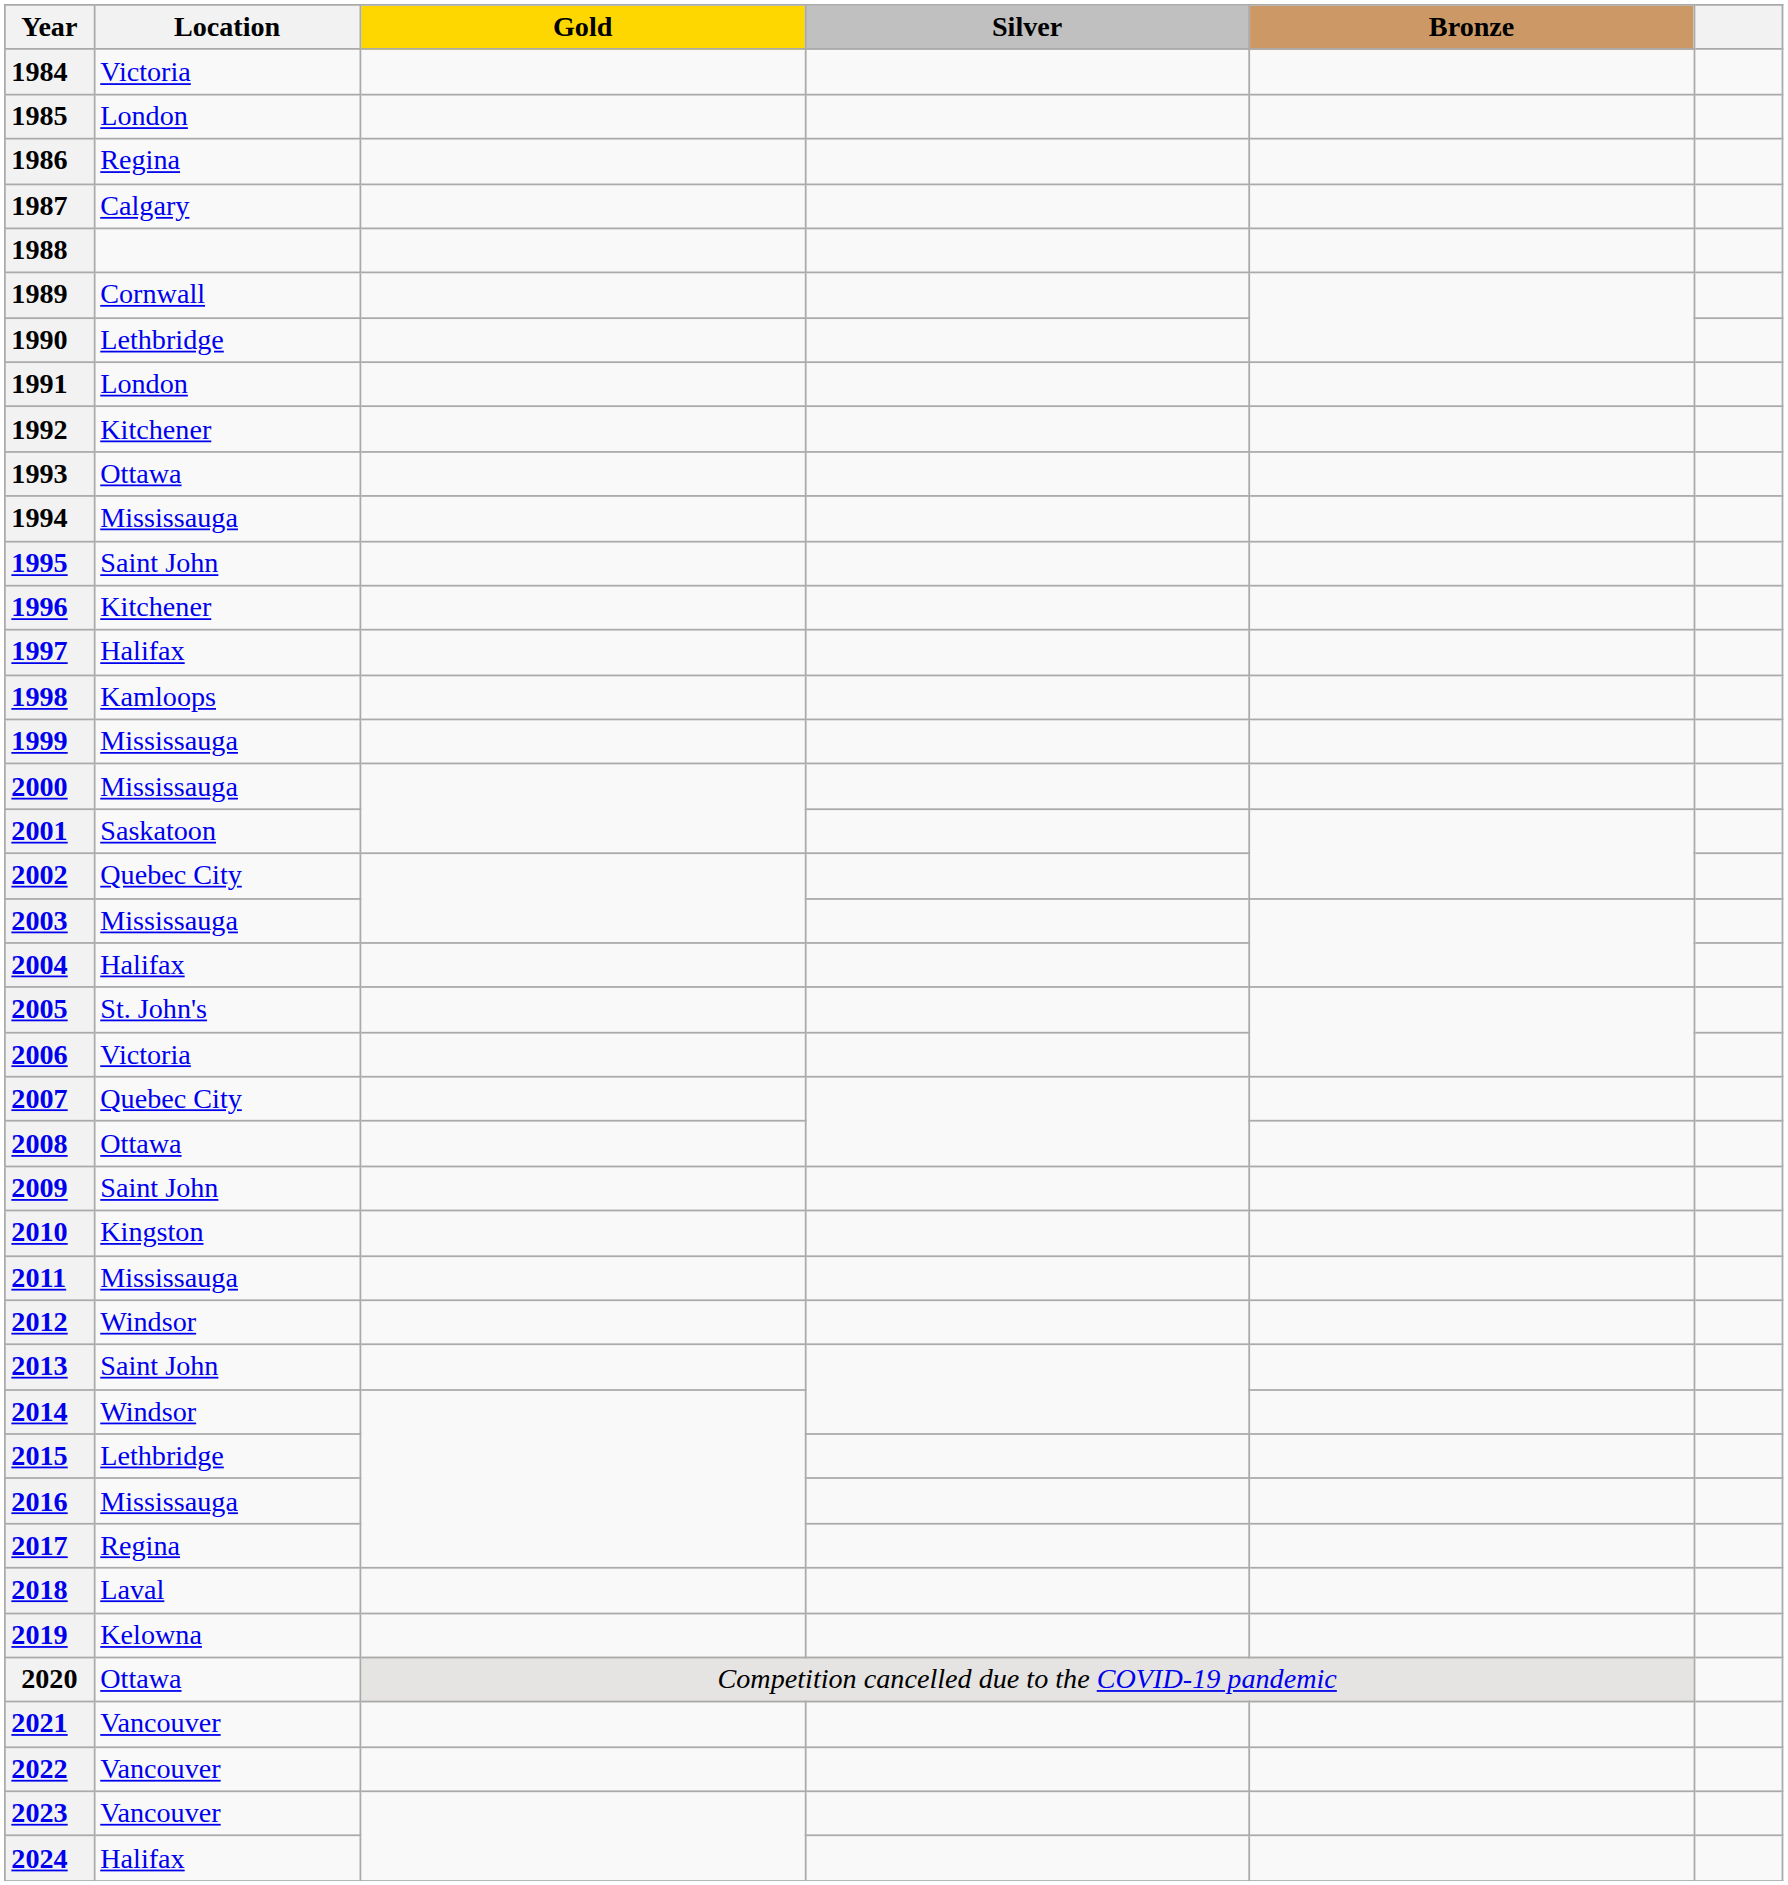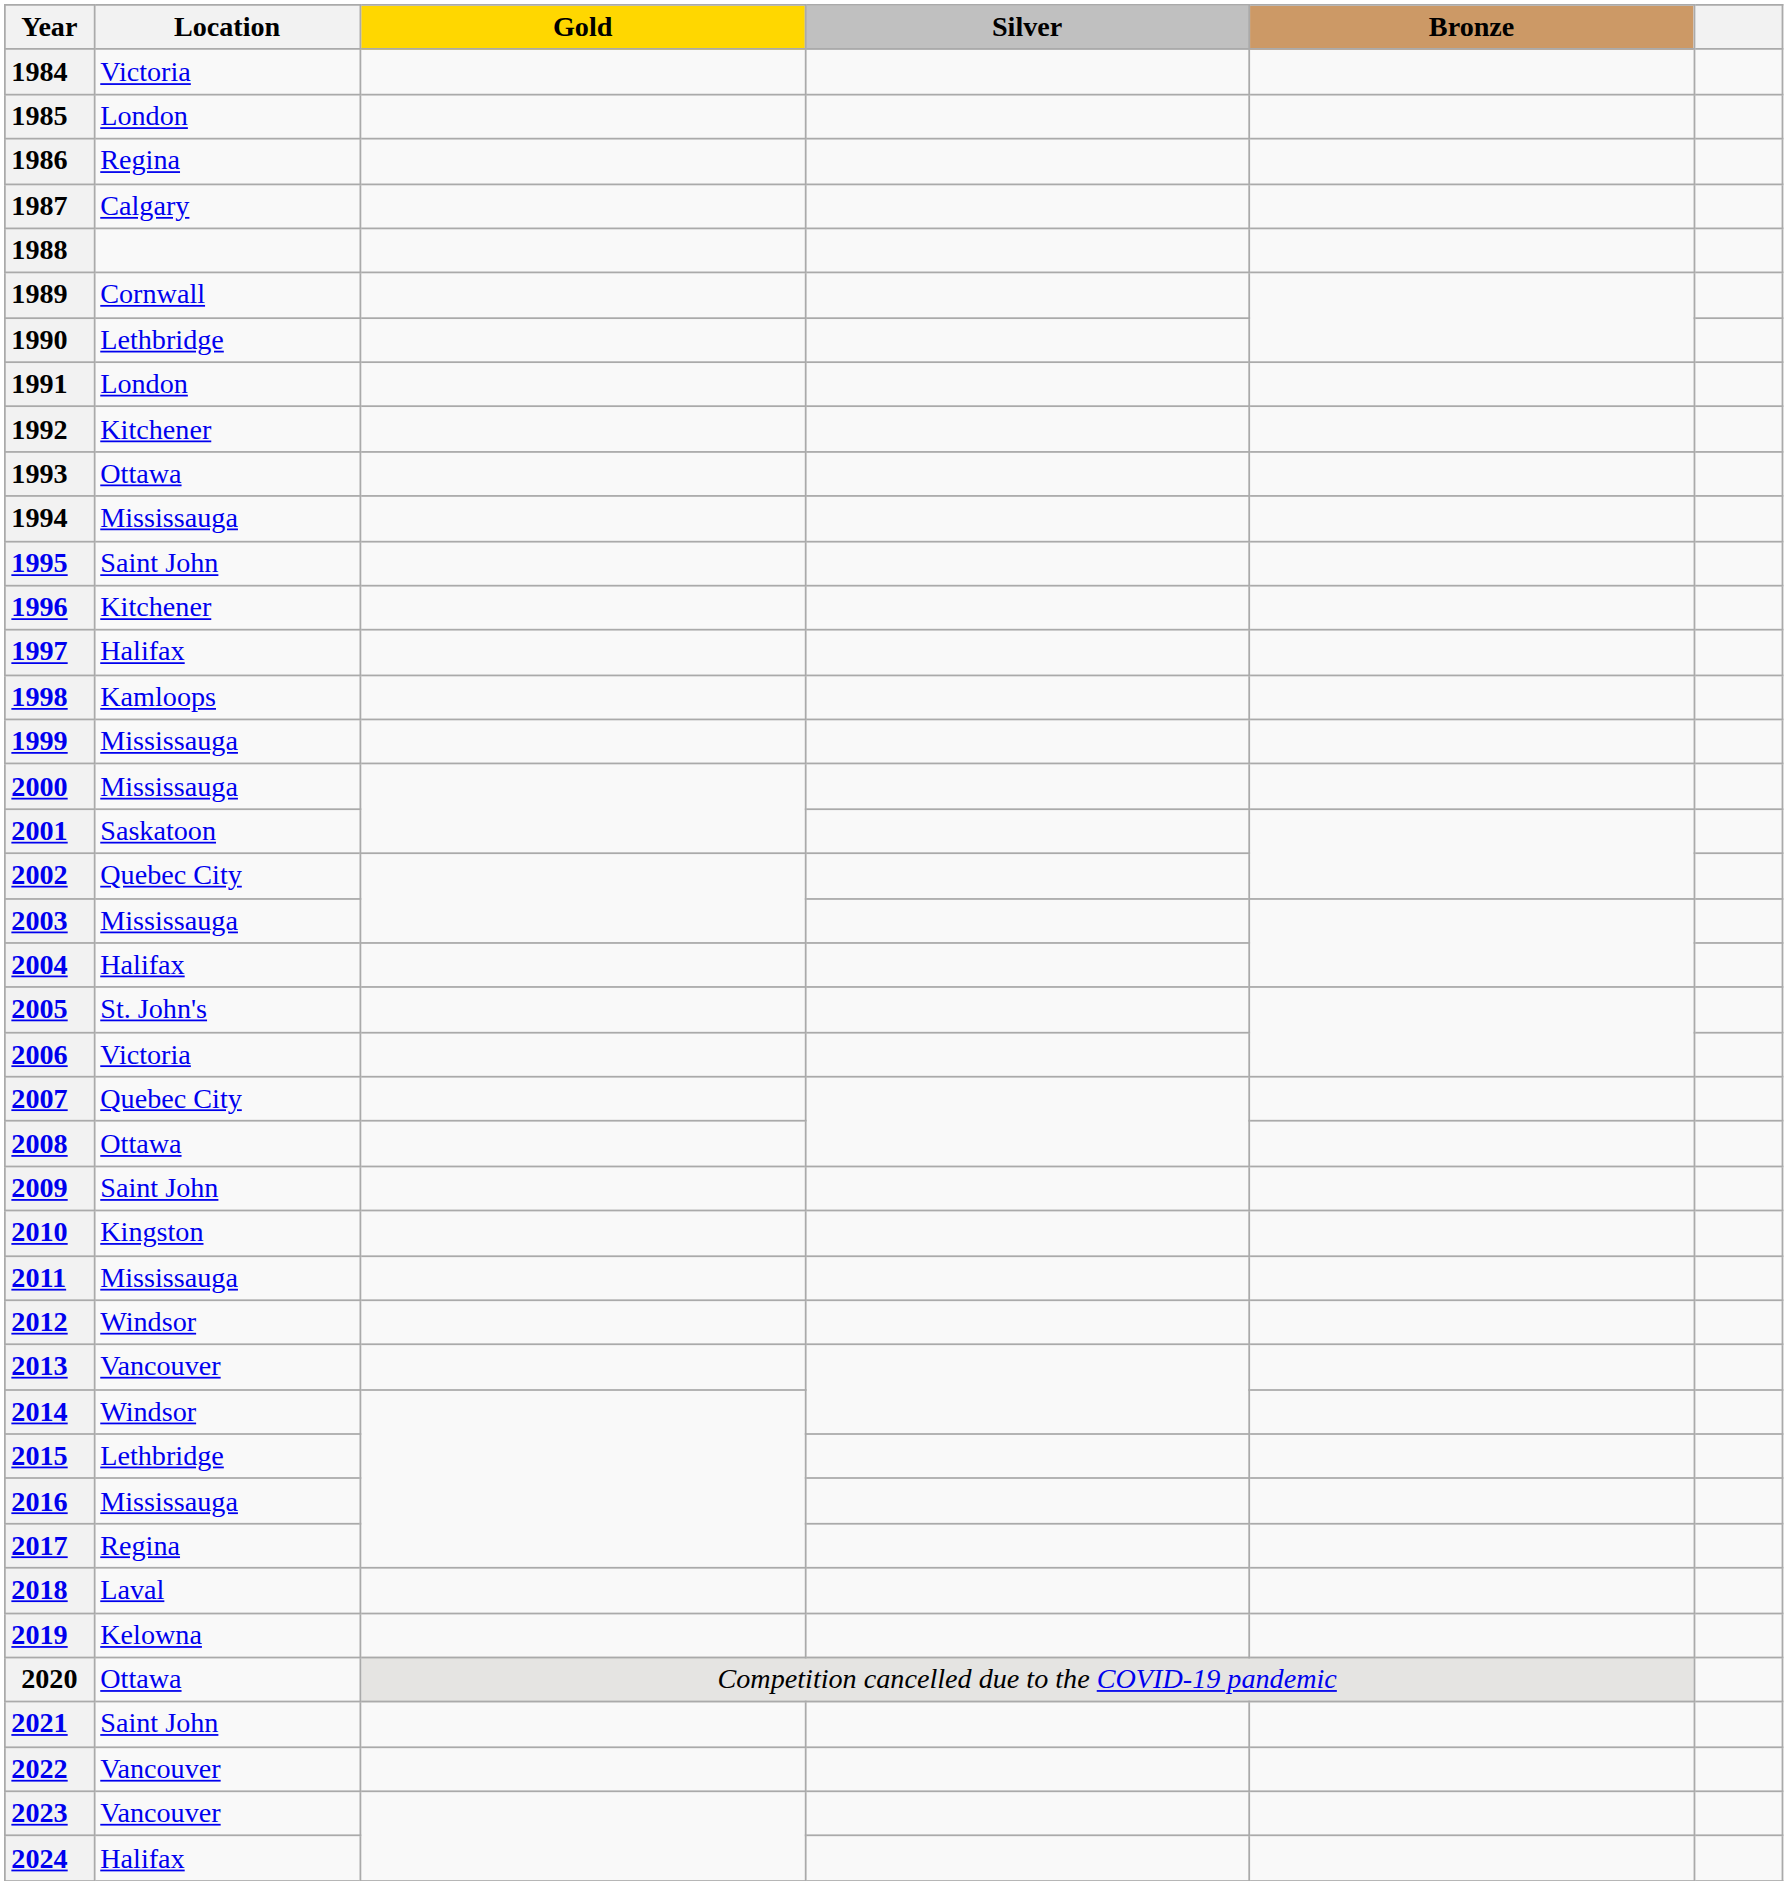(159, 1366) Saint John -> (160, 1366) Vancouver
(160, 1723) Vancouver -> (159, 1723) Saint John
